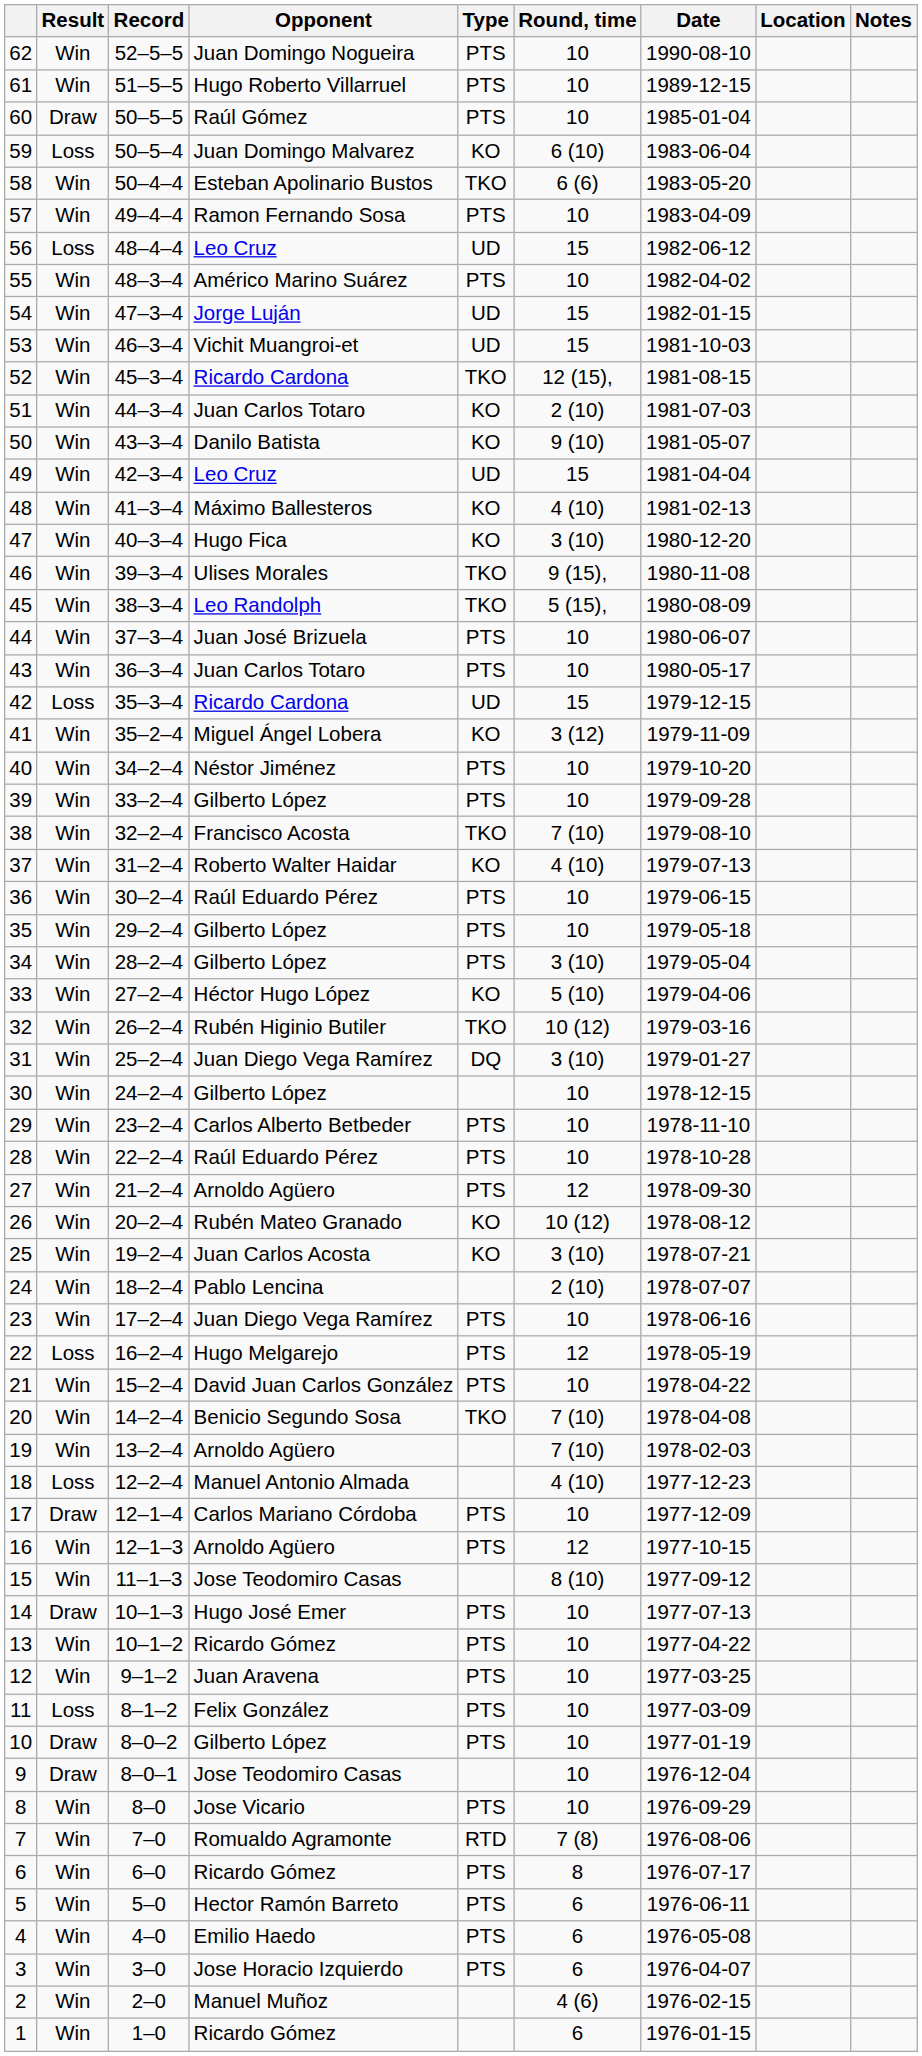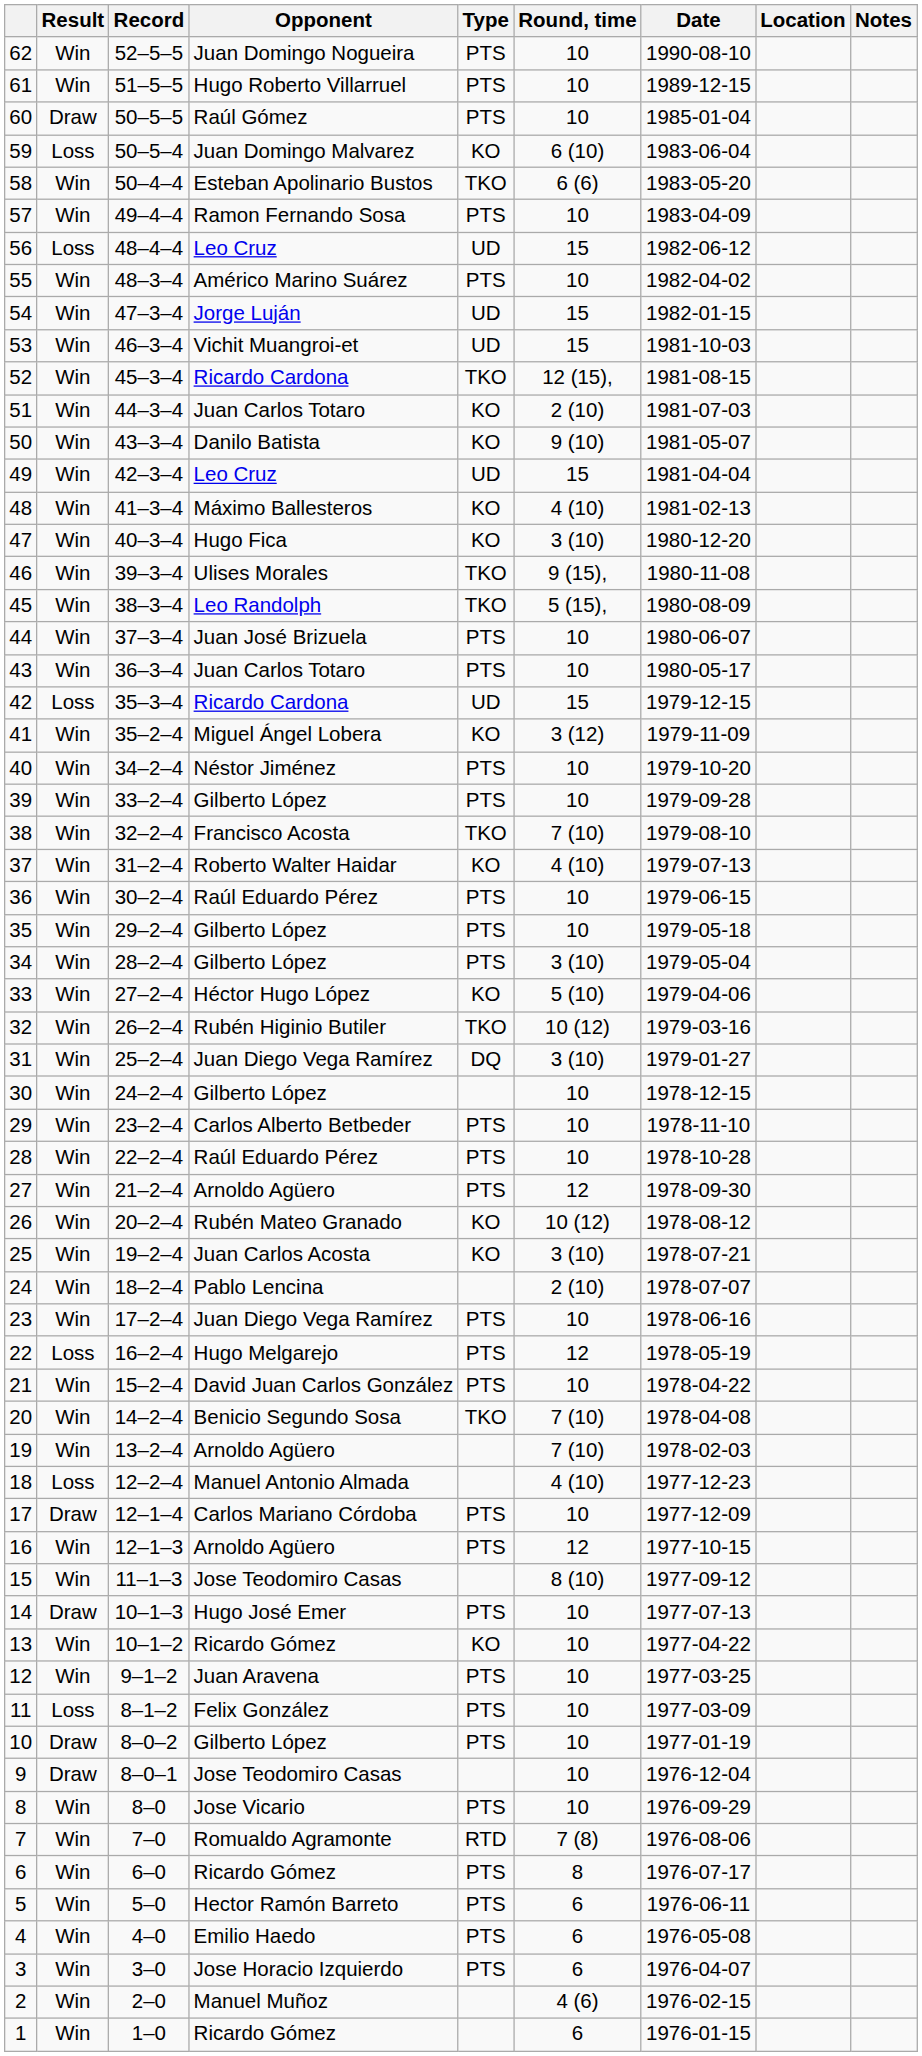(486, 1644) PTS -> (486, 1644) KO
